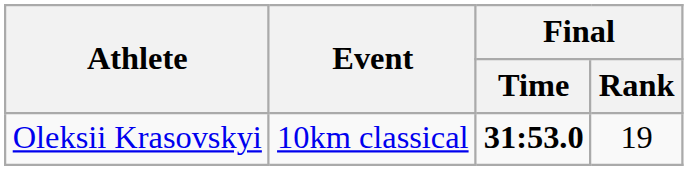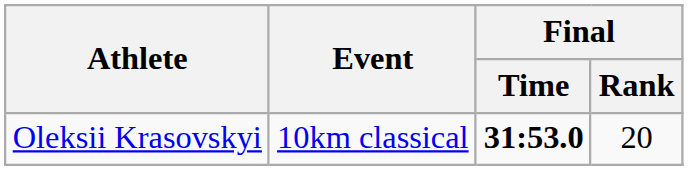(637, 138) 19 -> (637, 138) 20
